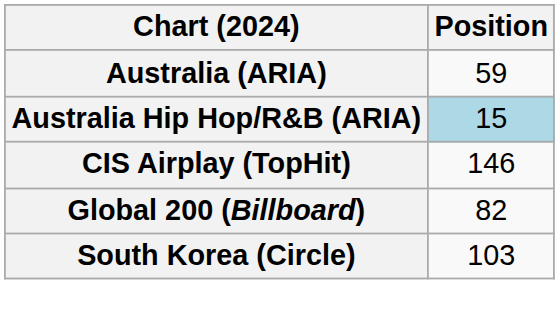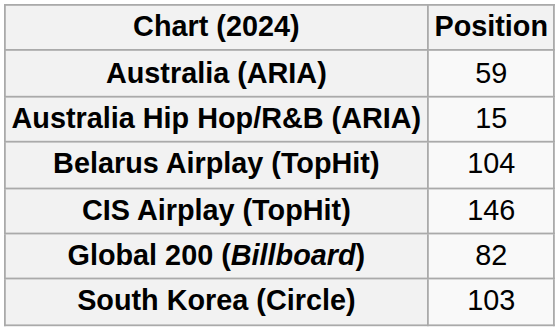(491, 118) lightblue background -> (491, 118) no background
+ row: (216, 164)
